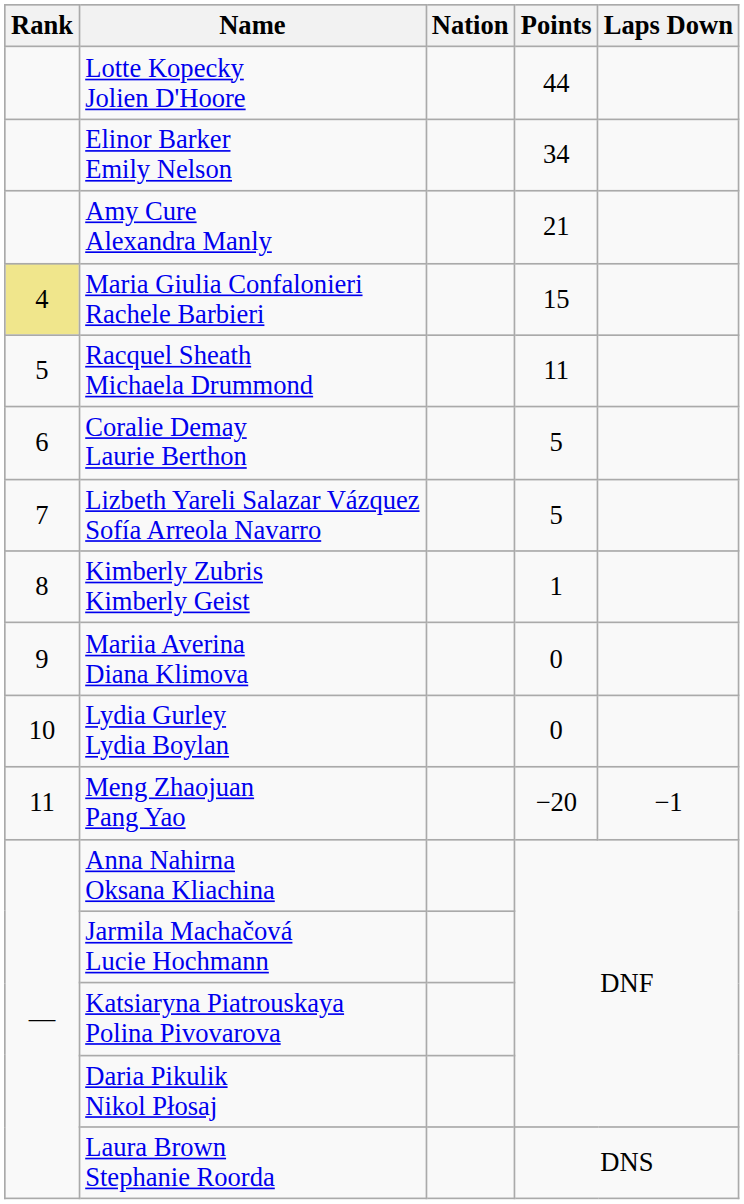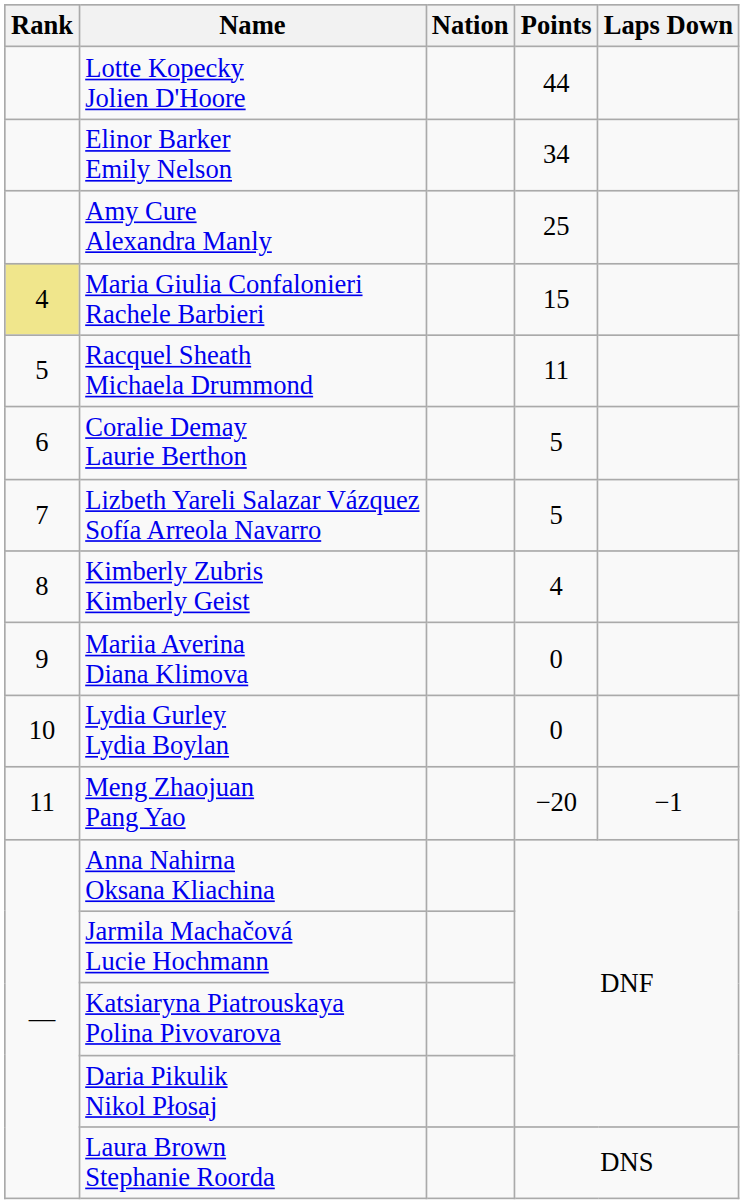(556, 226) 21 -> (556, 226) 25
(556, 586) 1 -> (556, 586) 4
